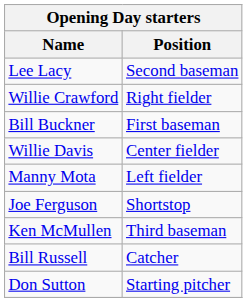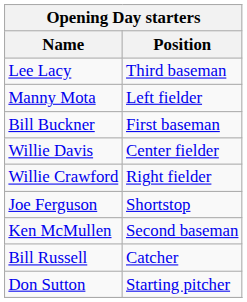(182, 71) Second baseman -> (176, 71) Third baseman
rows swapped: (52, 177) <-> (63, 97)
(176, 230) Third baseman -> (182, 230) Second baseman
